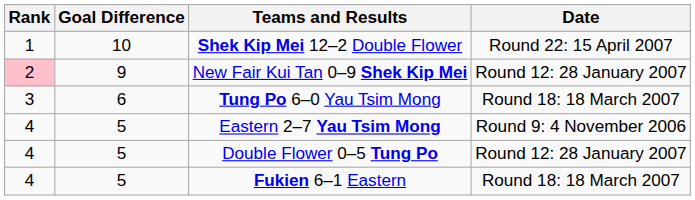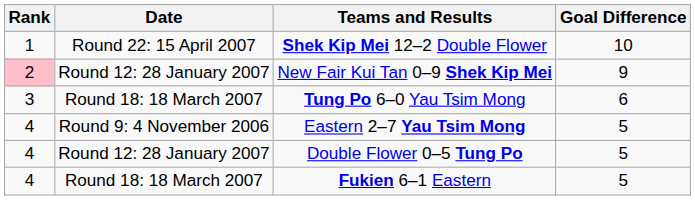columns swapped: (581, 18) <-> (122, 18)
